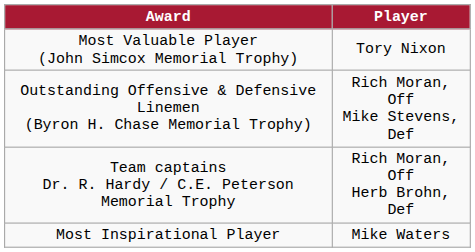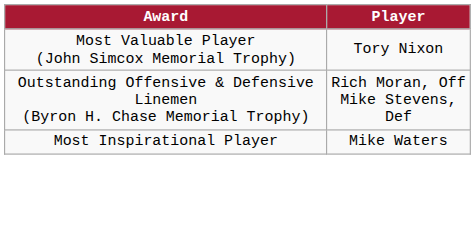- row: (168, 185)
